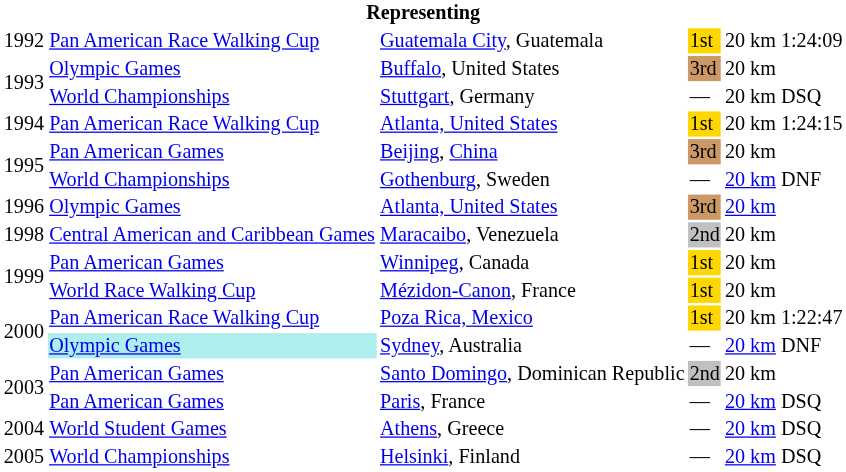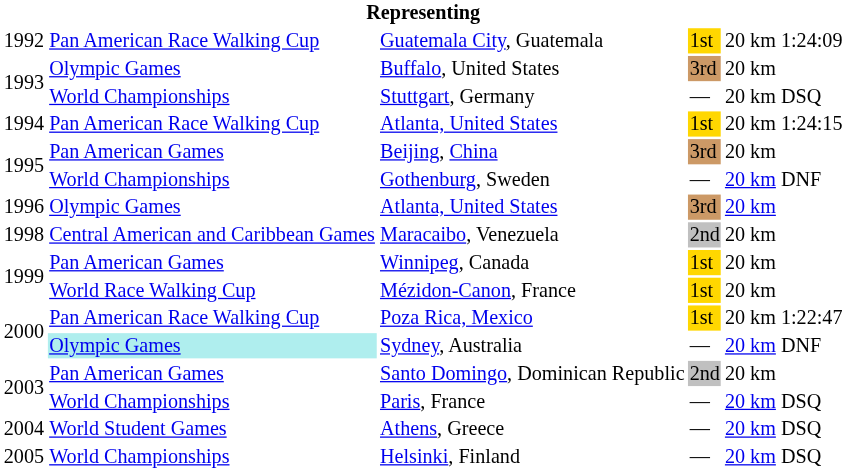(136, 401) Pan American Games -> (139, 401) World Championships
